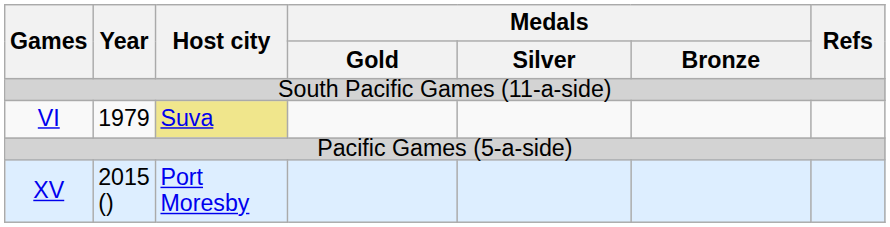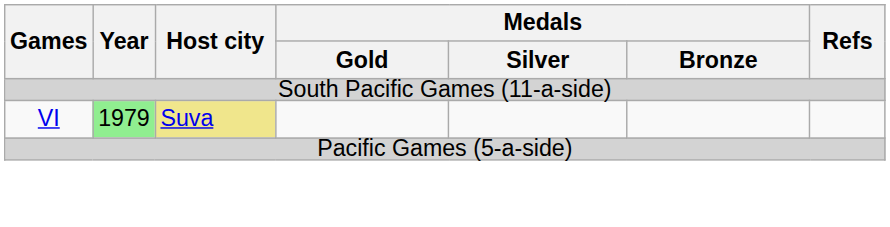(124, 118) no background -> (124, 118) lightgreen background
- row: (49, 190)
